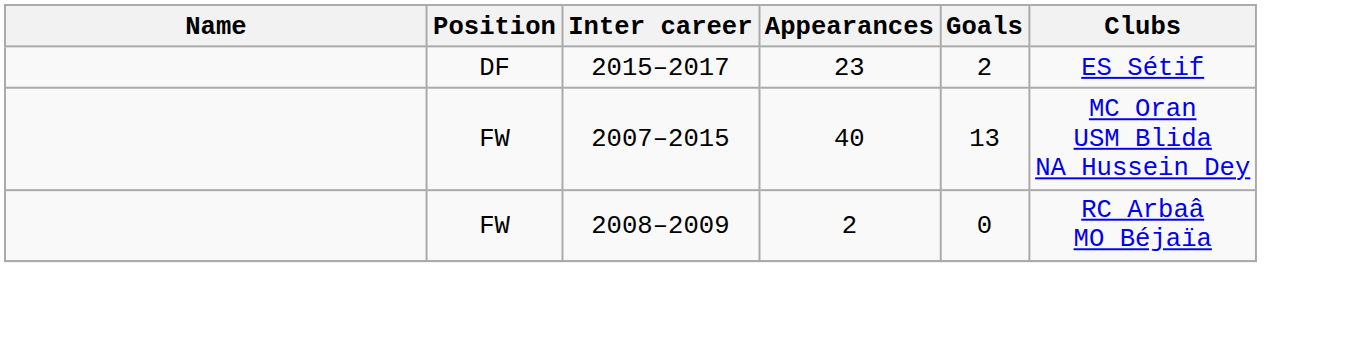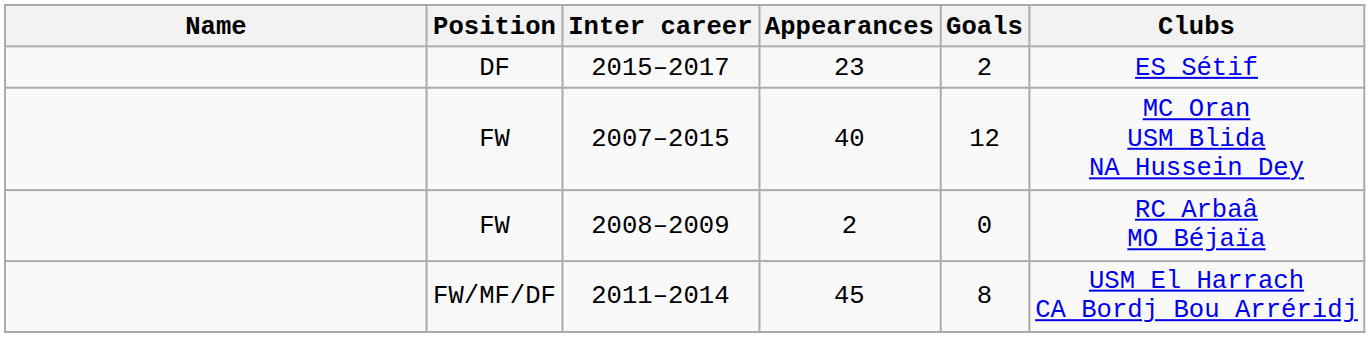(985, 139) 13 -> (985, 139) 12
+ row: (660, 296)
